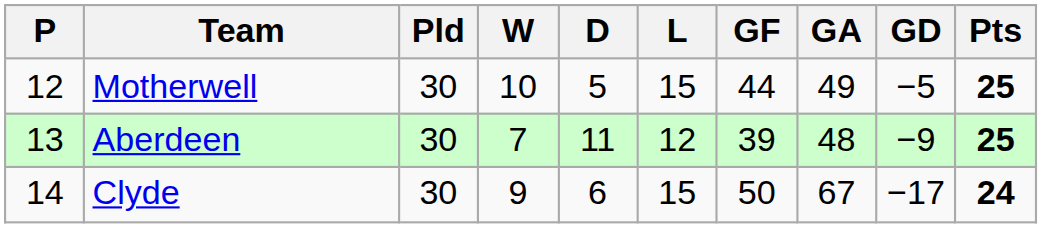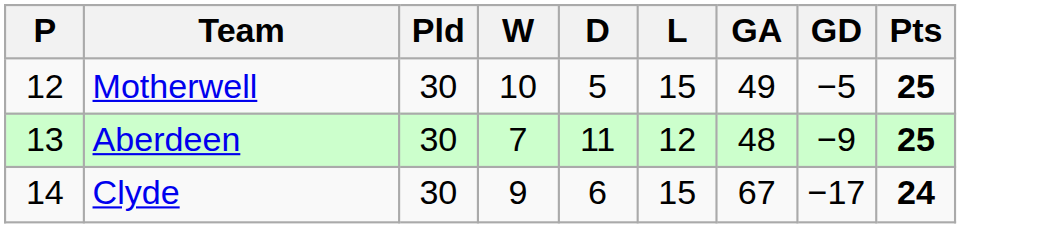- column: (757, 31)
